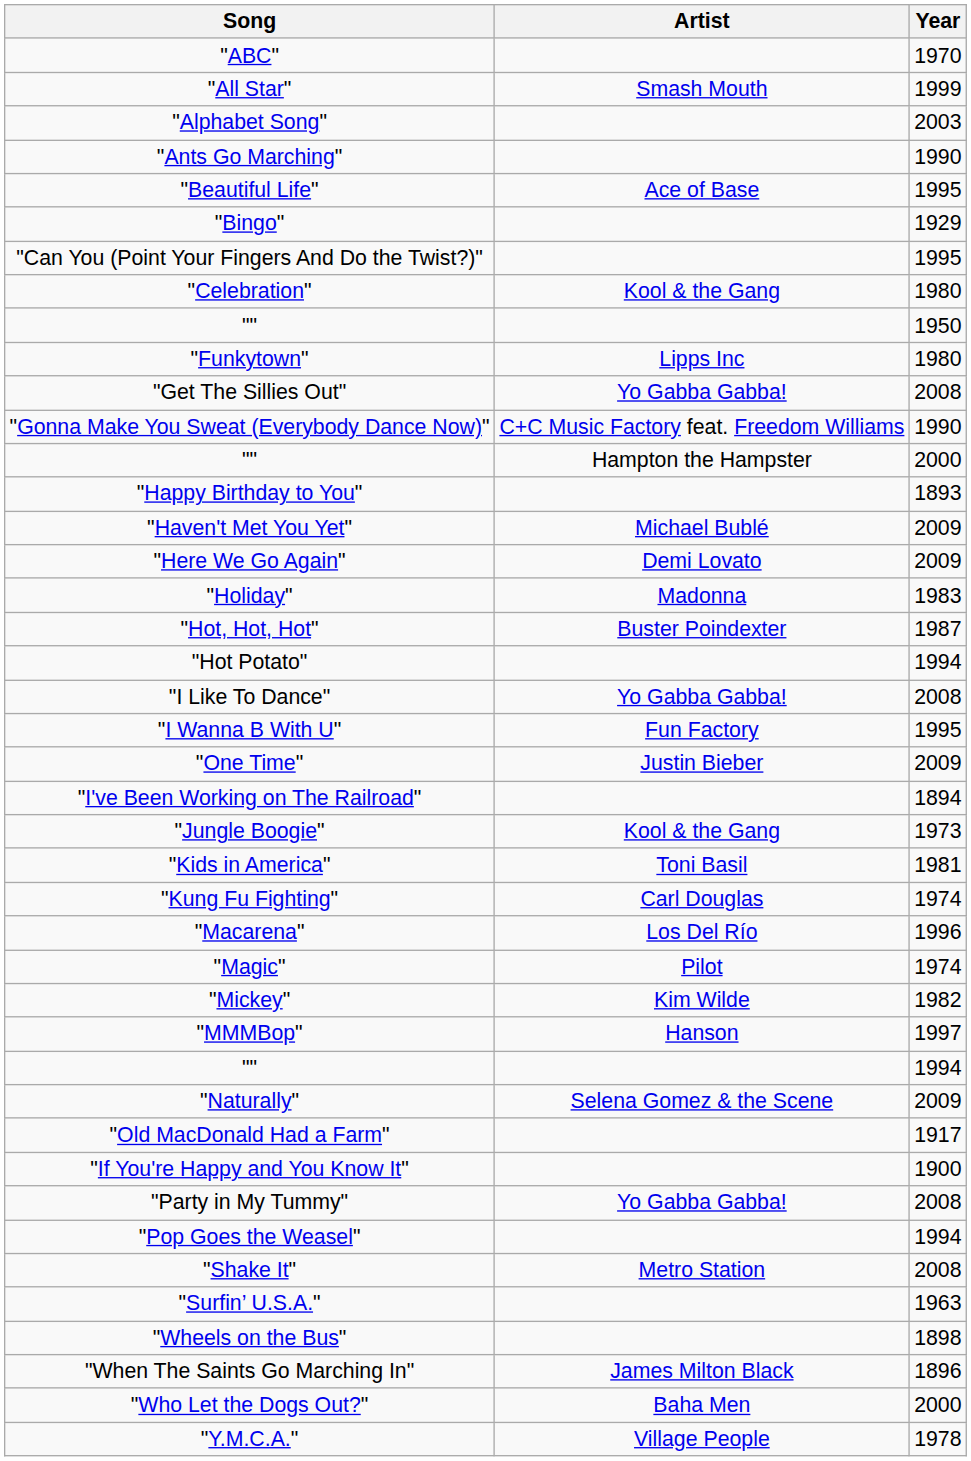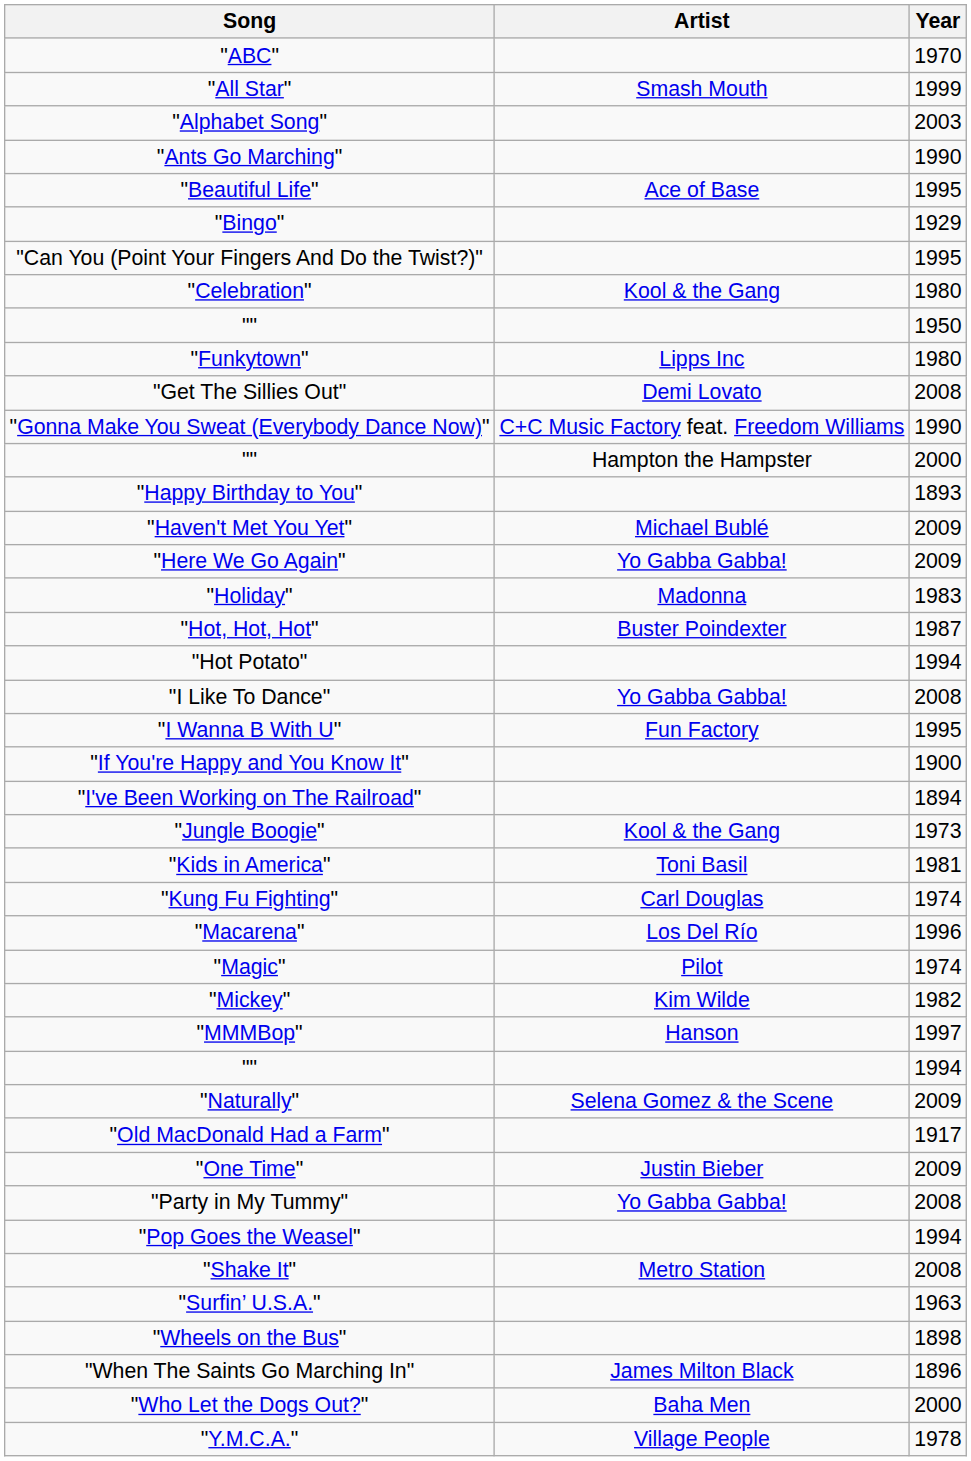(702, 392) Yo Gabba Gabba! -> (702, 392) Demi Lovato
(702, 561) Demi Lovato -> (702, 561) Yo Gabba Gabba!
rows swapped: (250, 1168) <-> (250, 763)
